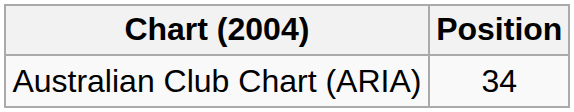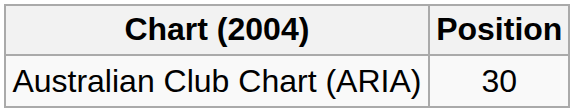(499, 80) 34 -> (499, 80) 30
